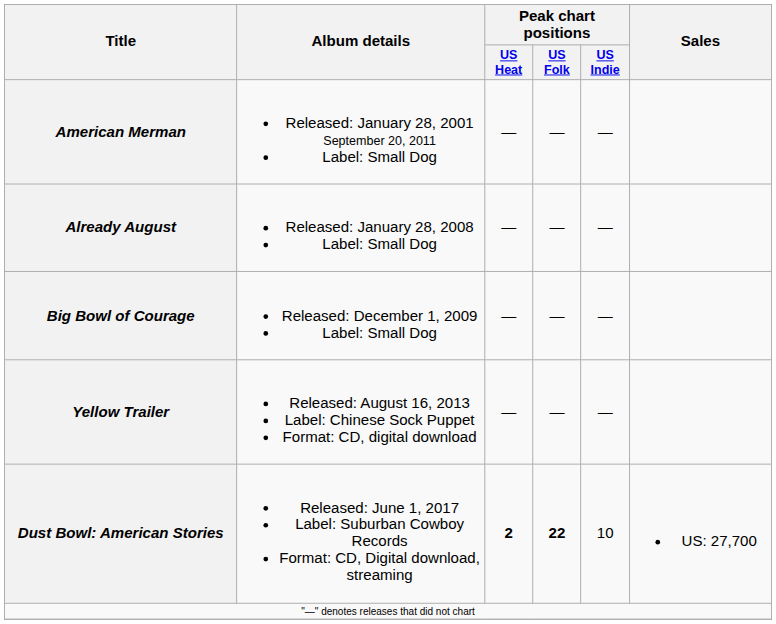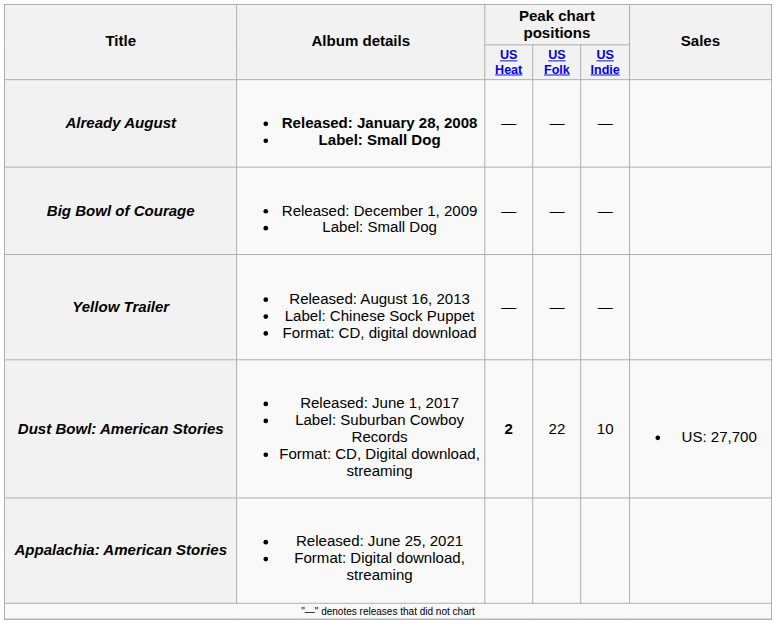- row: (121, 131)
(361, 236) normal -> (361, 132) bold
(557, 533) bold -> (557, 428) normal
+ row: (121, 550)
